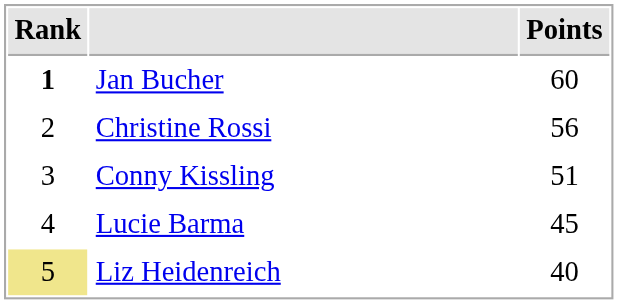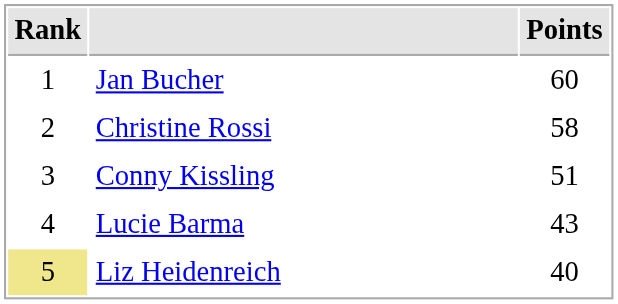(48, 80) bold -> (48, 80) normal
(564, 128) 56 -> (564, 128) 58
(564, 223) 45 -> (564, 223) 43
